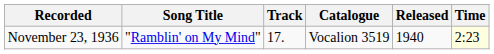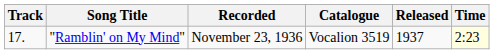columns swapped: (285, 15) <-> (63, 15)
(410, 37) 1940 -> (410, 37) 1937
